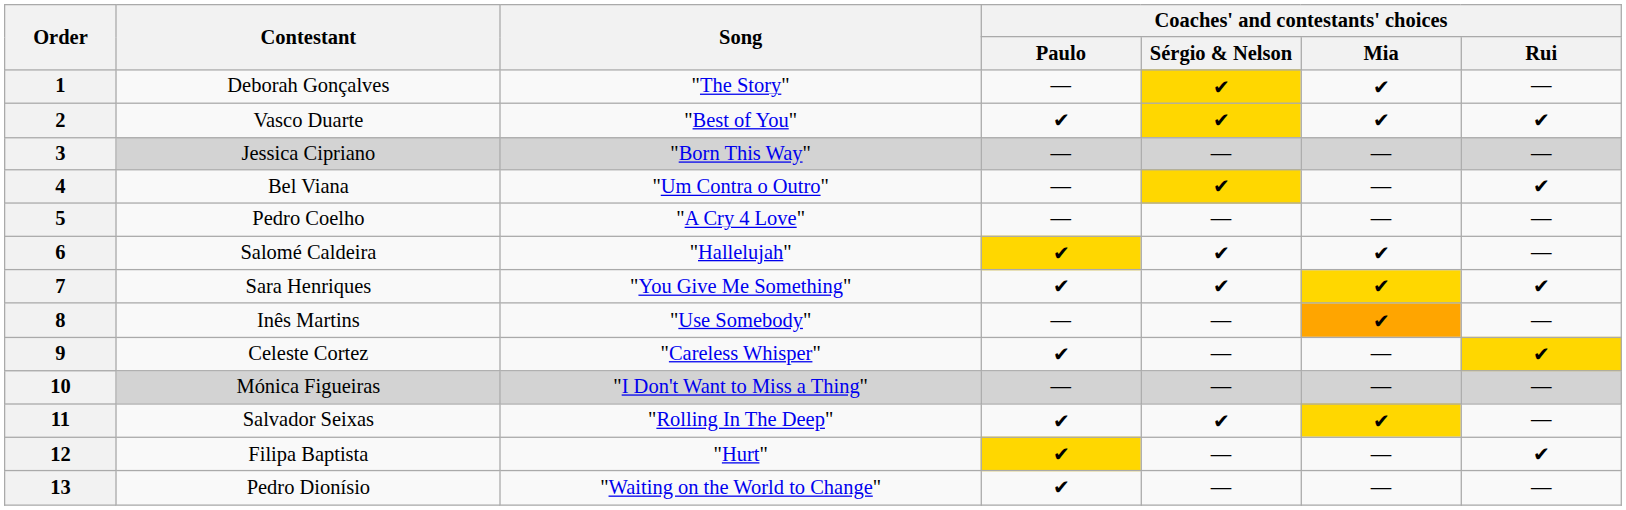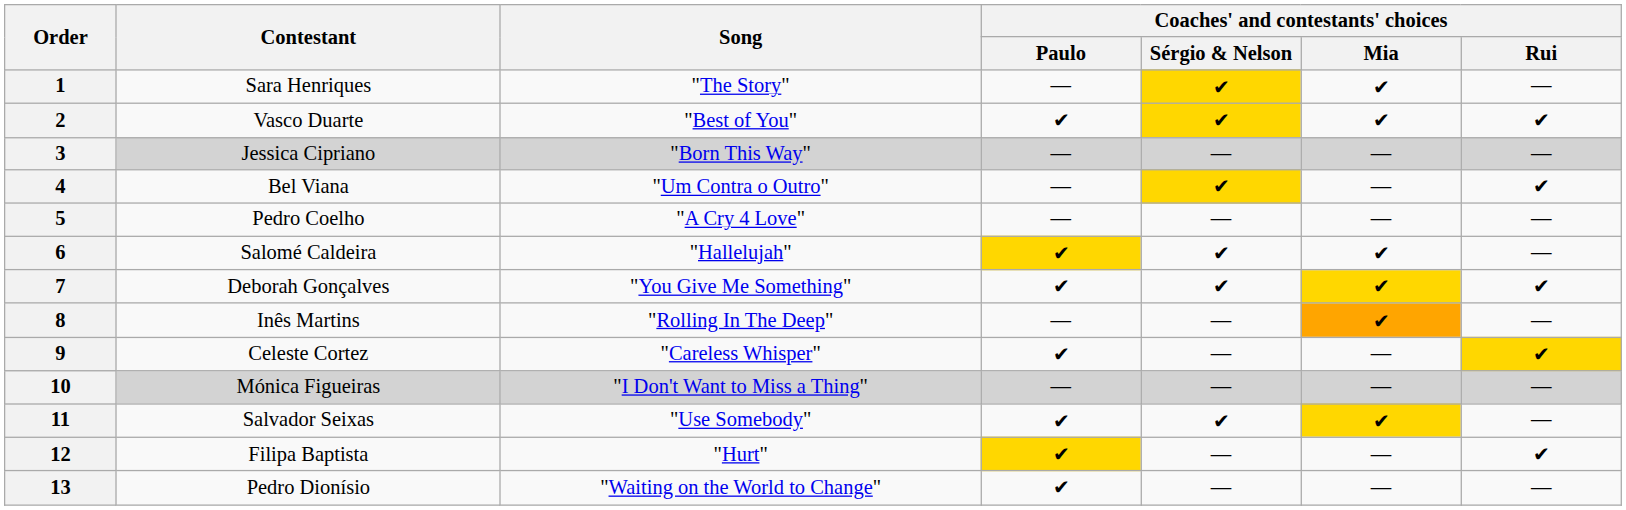(308, 86) Deborah Gonçalves -> (308, 86) Sara Henriques
(308, 286) Sara Henriques -> (308, 286) Deborah Gonçalves
(741, 320) "Use Somebody" -> (741, 320) "Rolling In The Deep"
(741, 420) "Rolling In The Deep" -> (741, 420) "Use Somebody"
